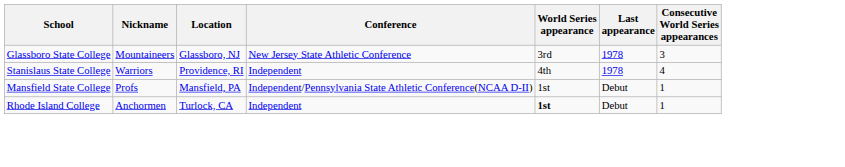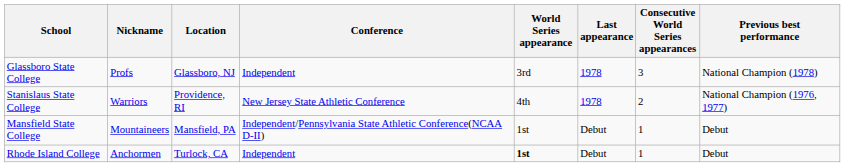+ column: (770, 31)
(145, 54) Mountaineers -> (122, 72) Profs
(330, 54) New Jersey State Athletic Conference -> (269, 72) Independent
(275, 71) Independent -> (323, 101) New Jersey State Athletic Conference
(662, 71) 4 -> (641, 101) 2
(127, 88) Profs -> (140, 130) Mountaineers
